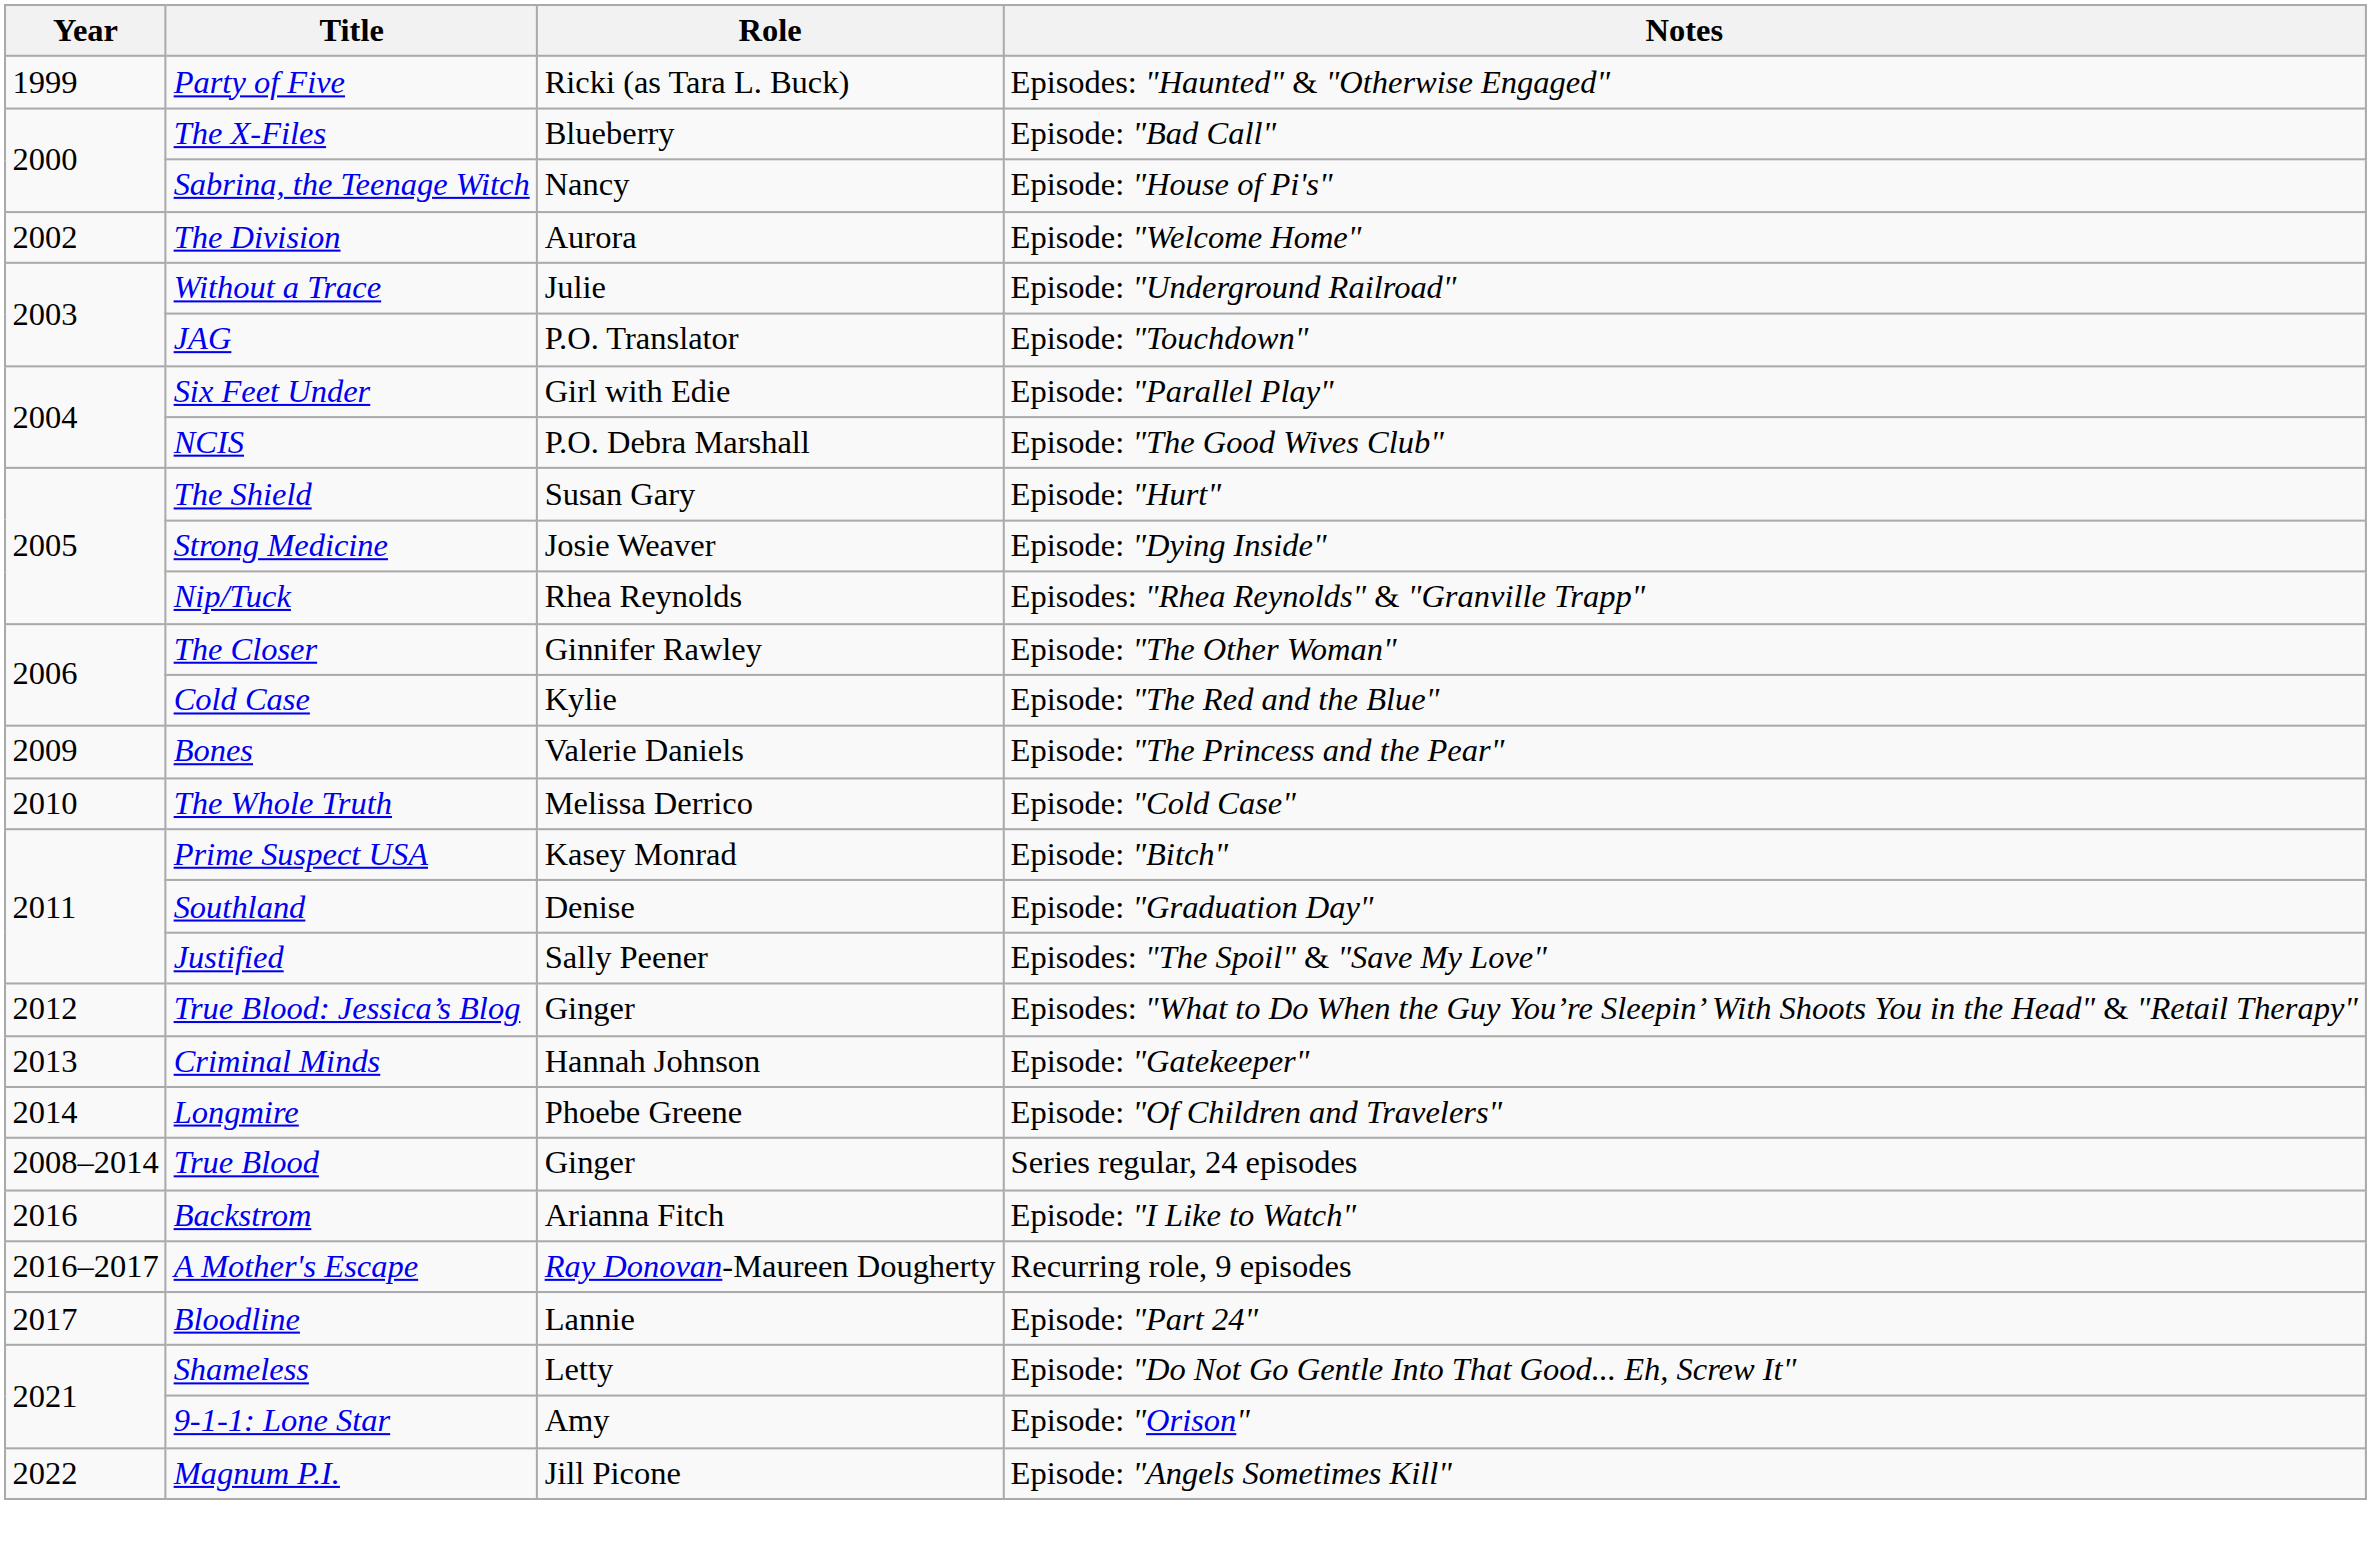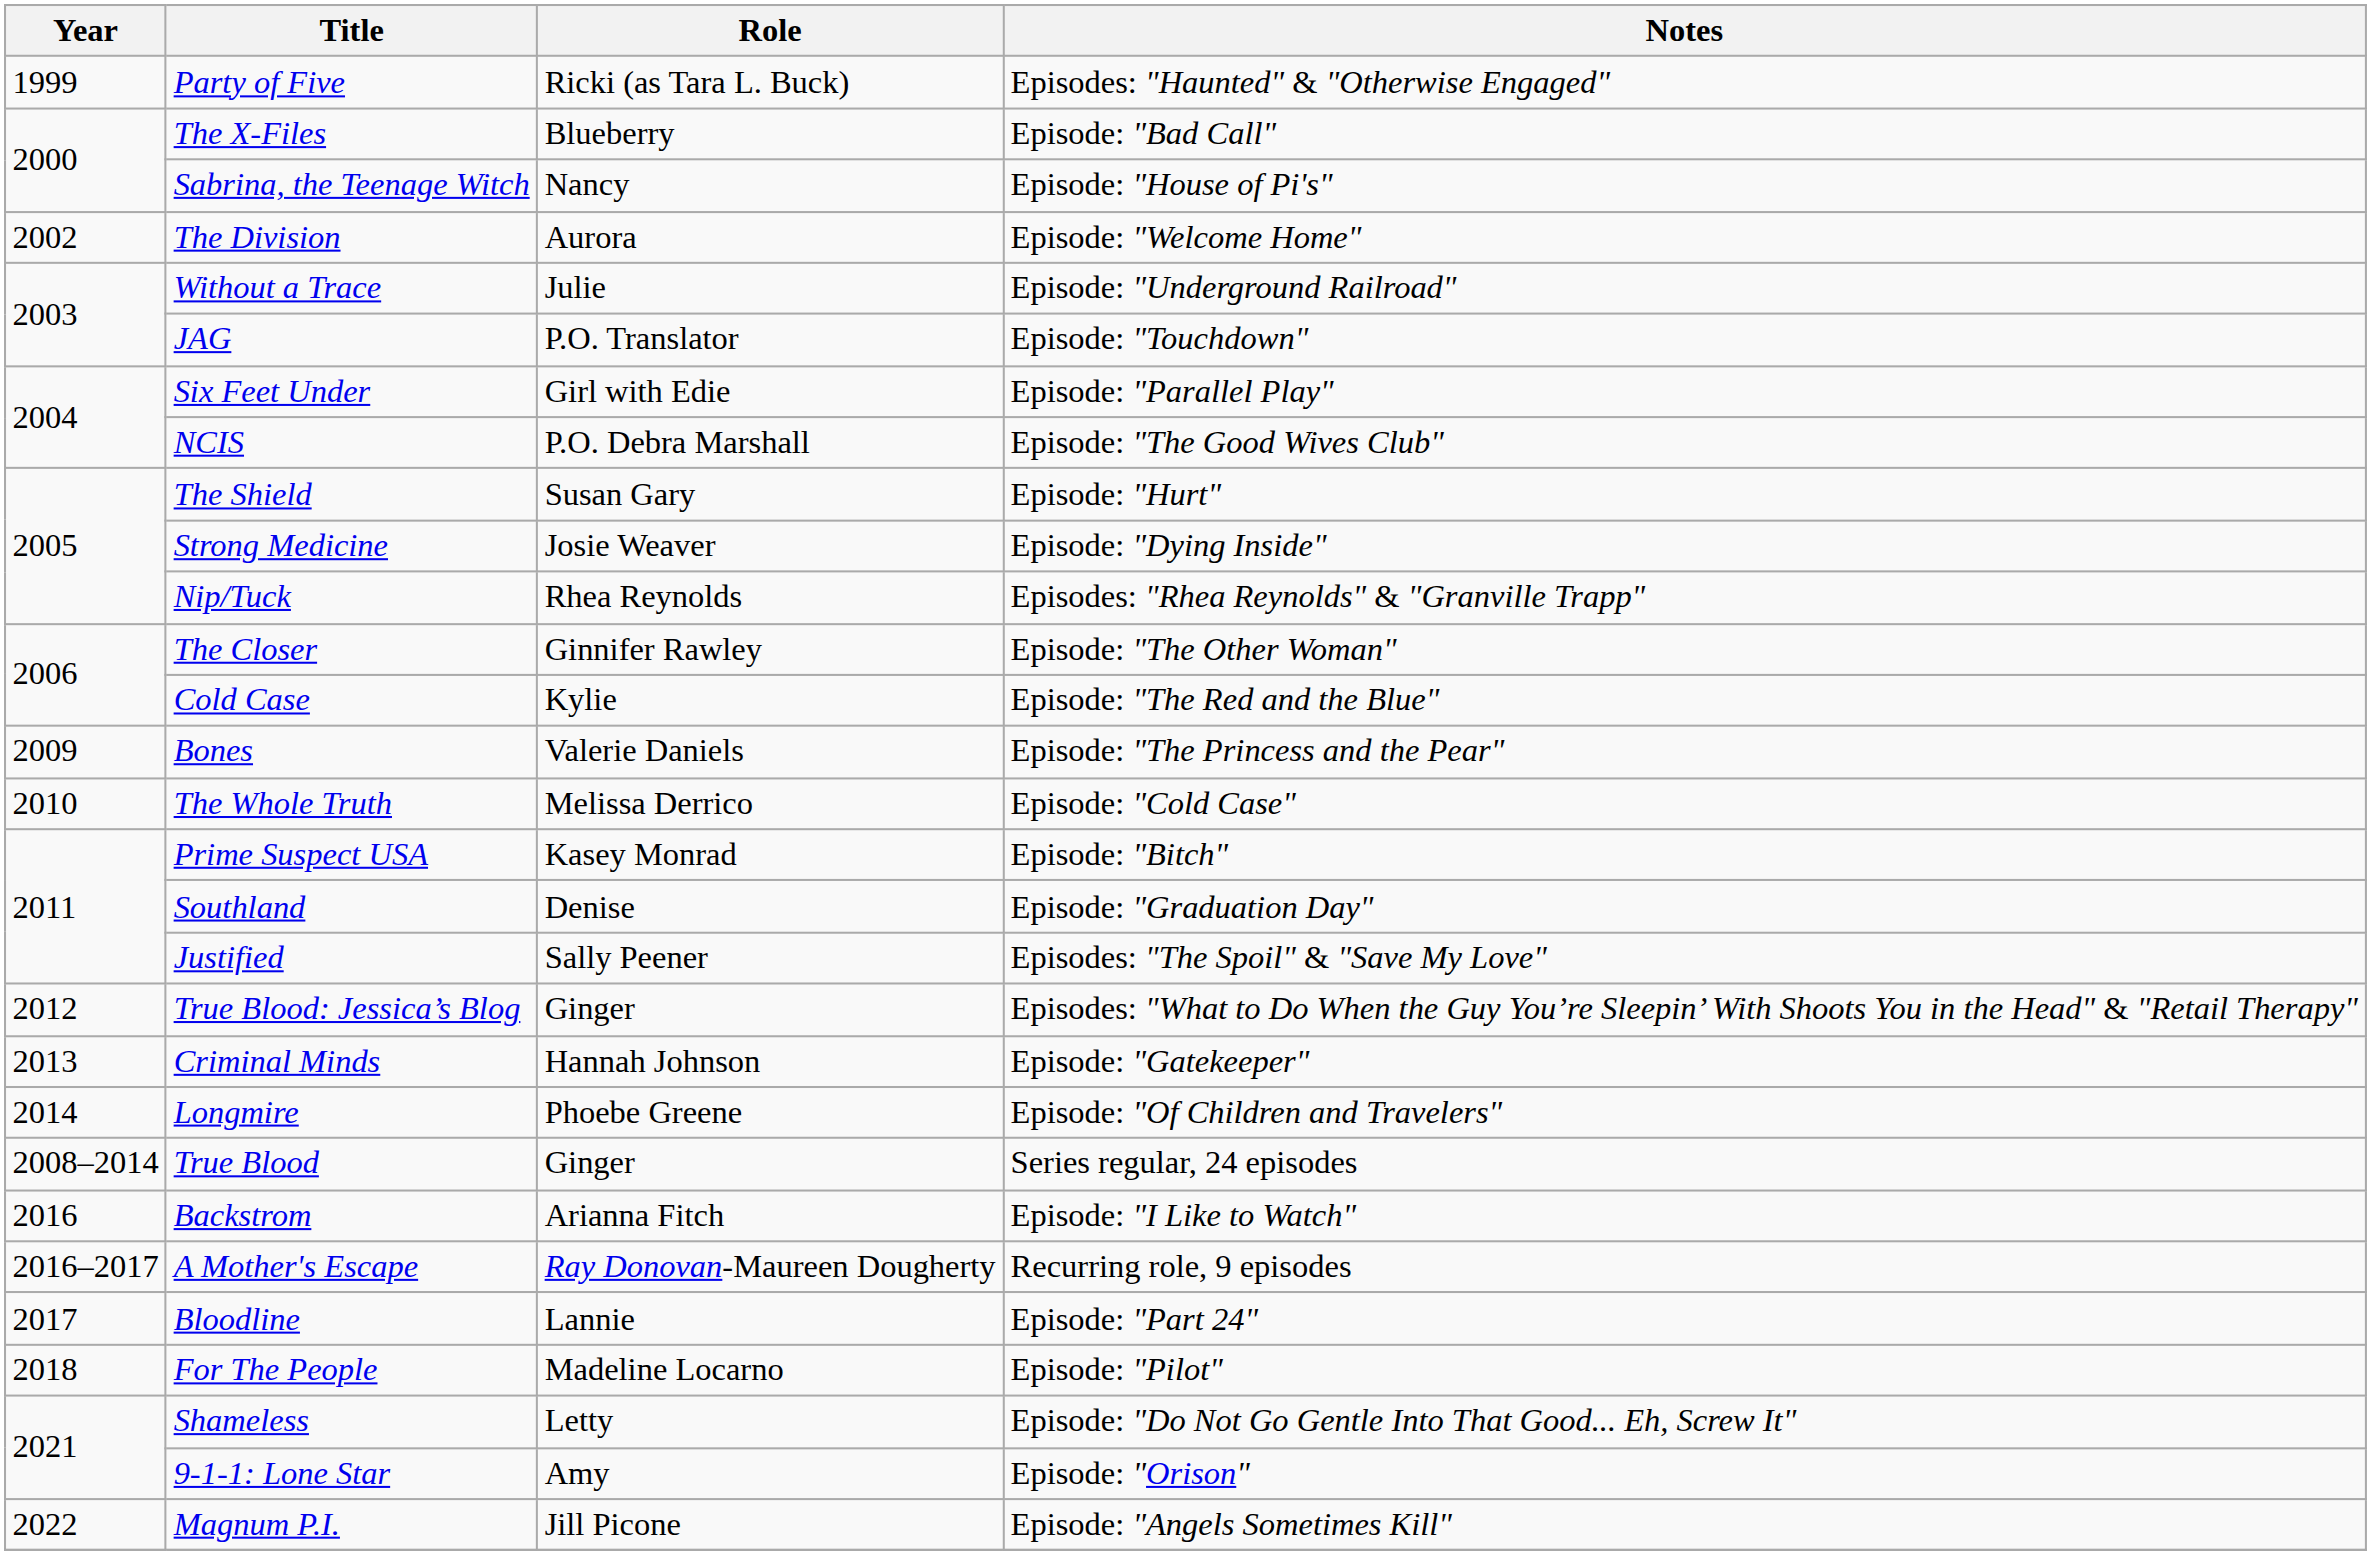+ row: (276, 1369)
